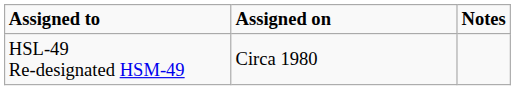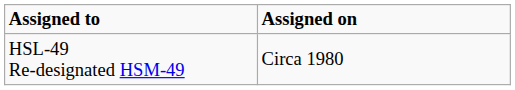- column: (484, 19)
